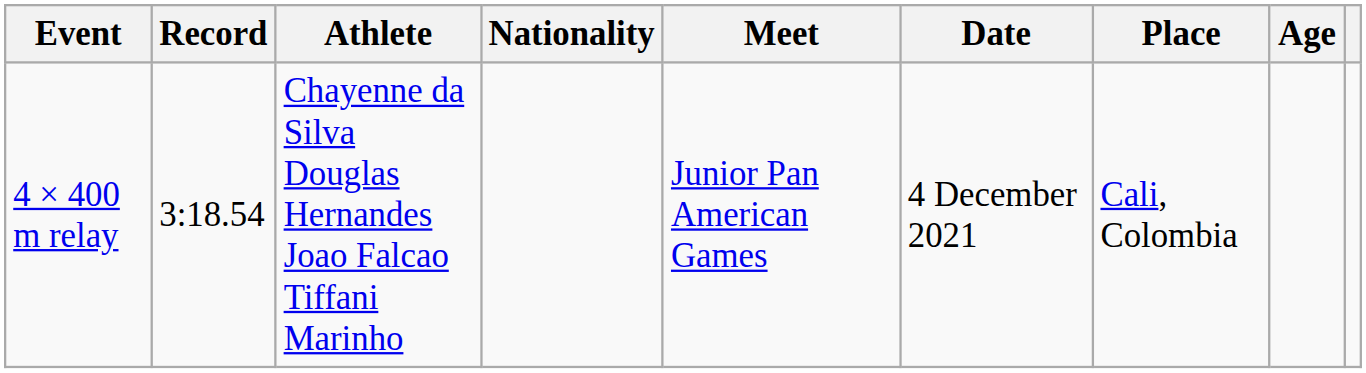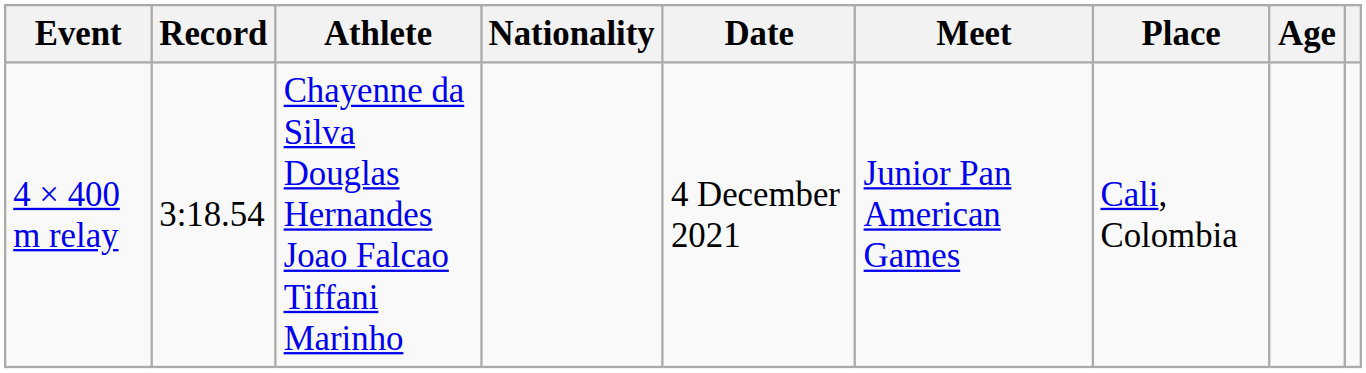columns swapped: (996, 33) <-> (781, 33)
